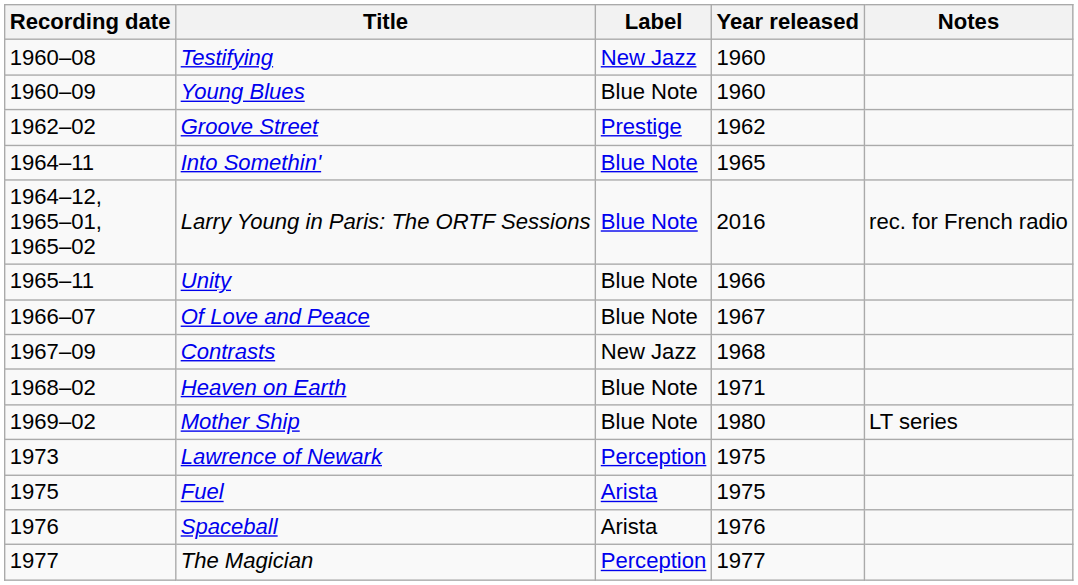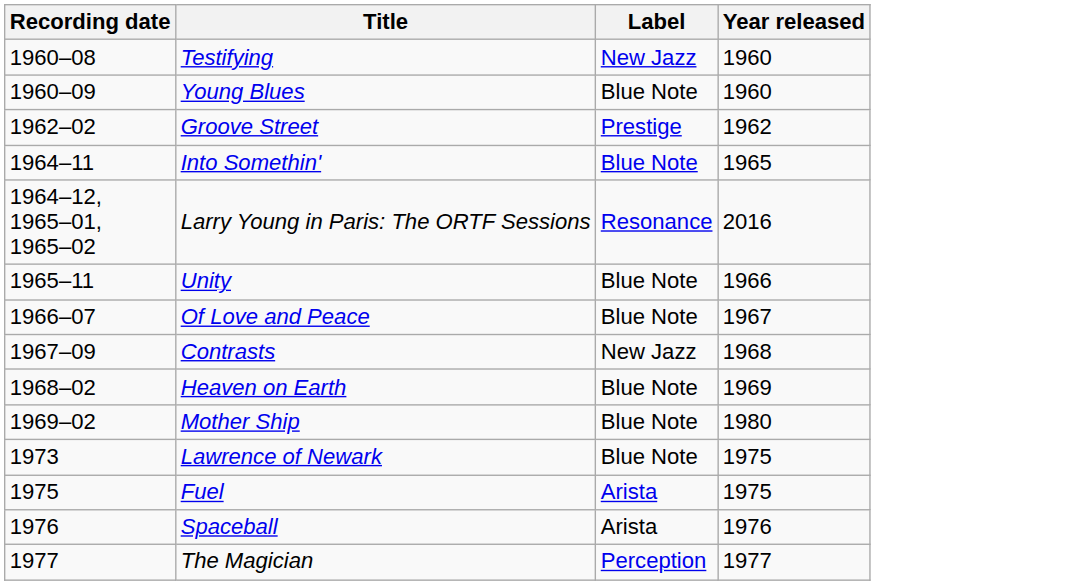- column: (969, 22)
(649, 221) Blue Note -> (657, 221) Resonance
(741, 386) 1971 -> (747, 386) 1969
(654, 456) Perception -> (649, 456) Blue Note
